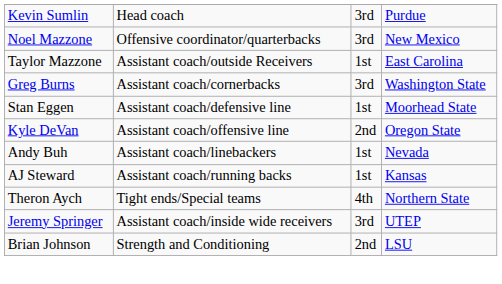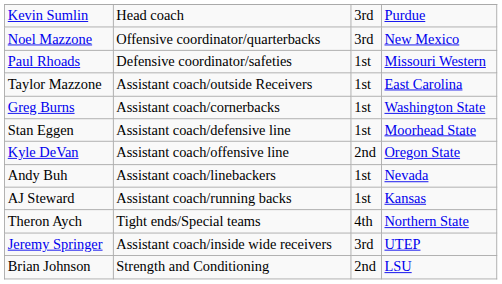+ row: (44, 61)
(364, 84) 3rd -> (363, 107) 1st
